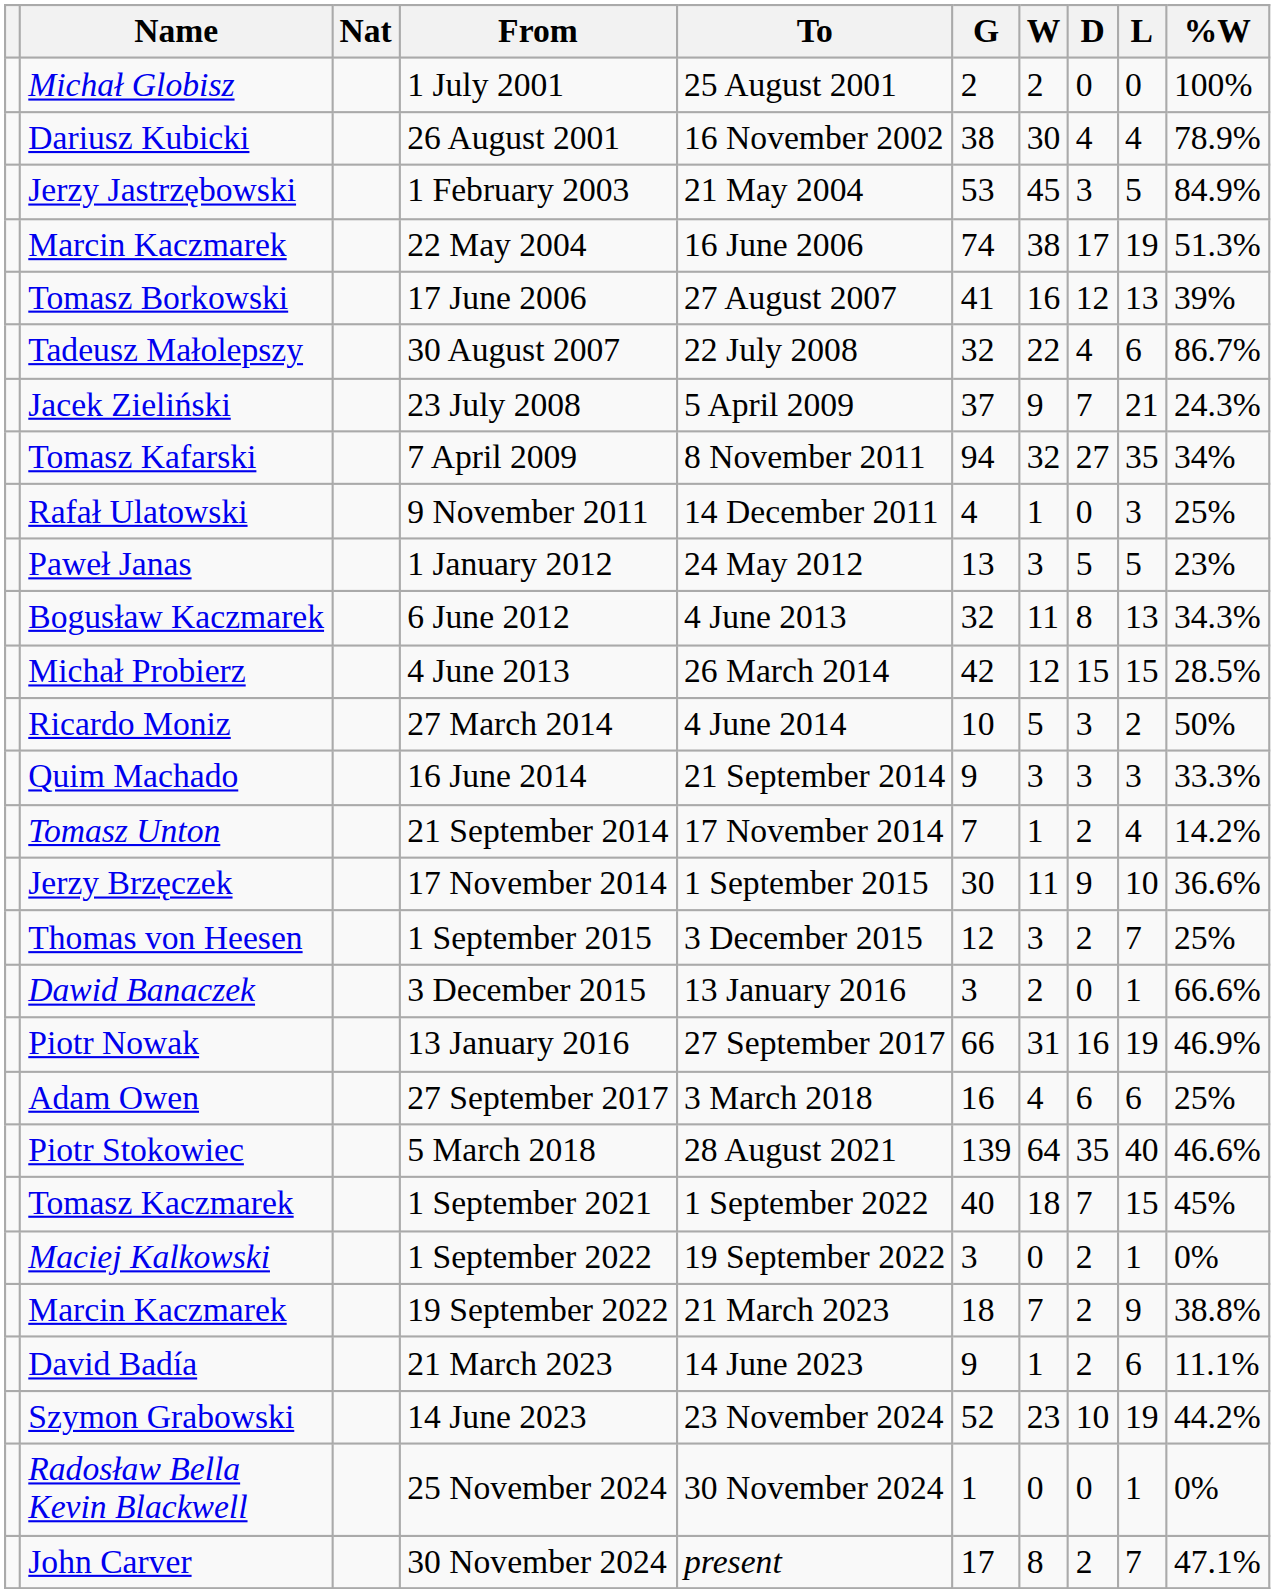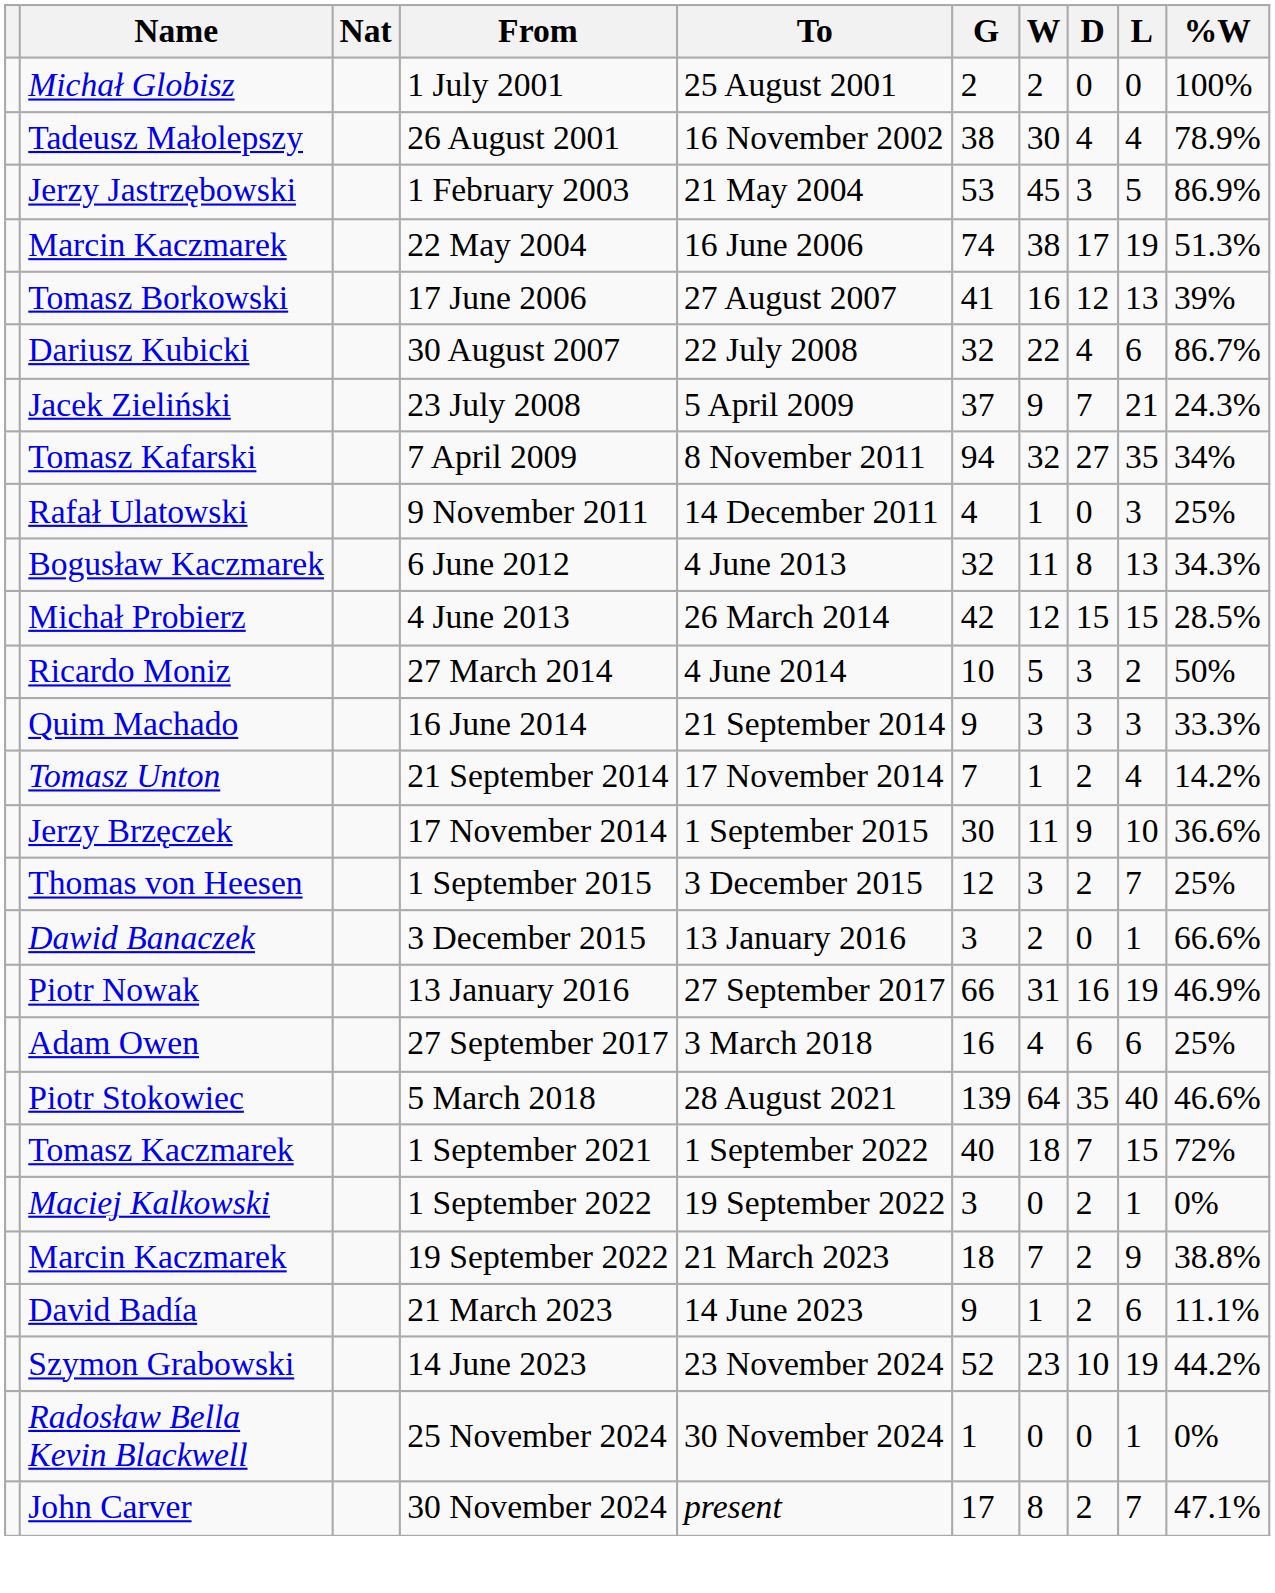(139, 137) Dariusz Kubicki -> (166, 137) Tadeusz Małolepszy
(1217, 191) 84.9% -> (1217, 191) 86.9%
(166, 350) Tadeusz Małolepszy -> (139, 350) Dariusz Kubicki
- row: (510, 564)
(1205, 1203) 45% -> (1205, 1150) 72%
